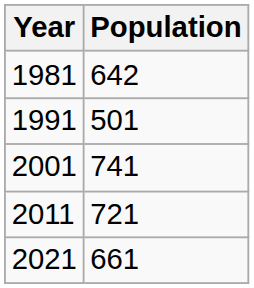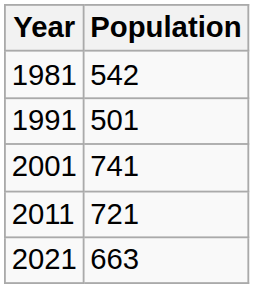(115, 74) 642 -> (115, 74) 542
(115, 259) 661 -> (115, 259) 663
